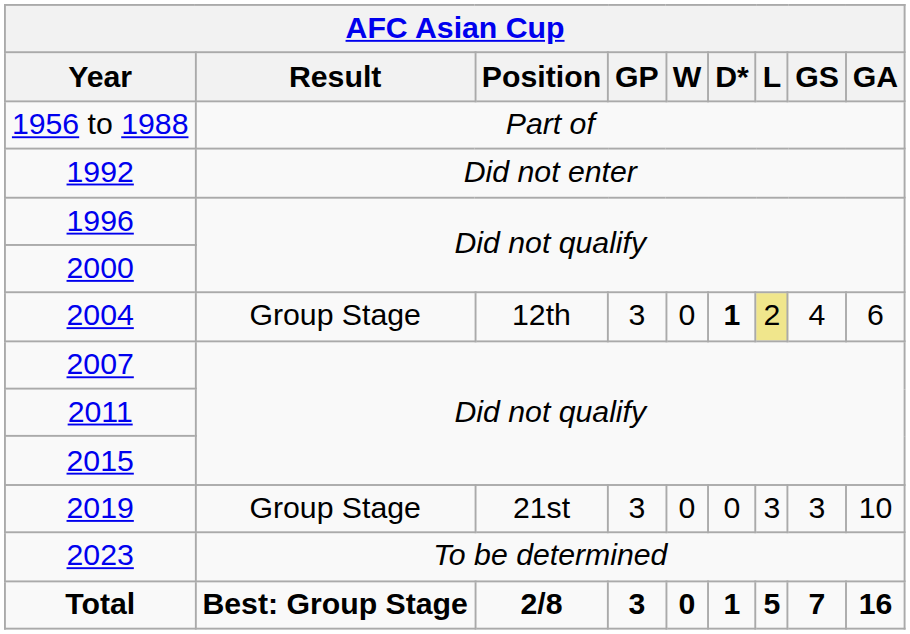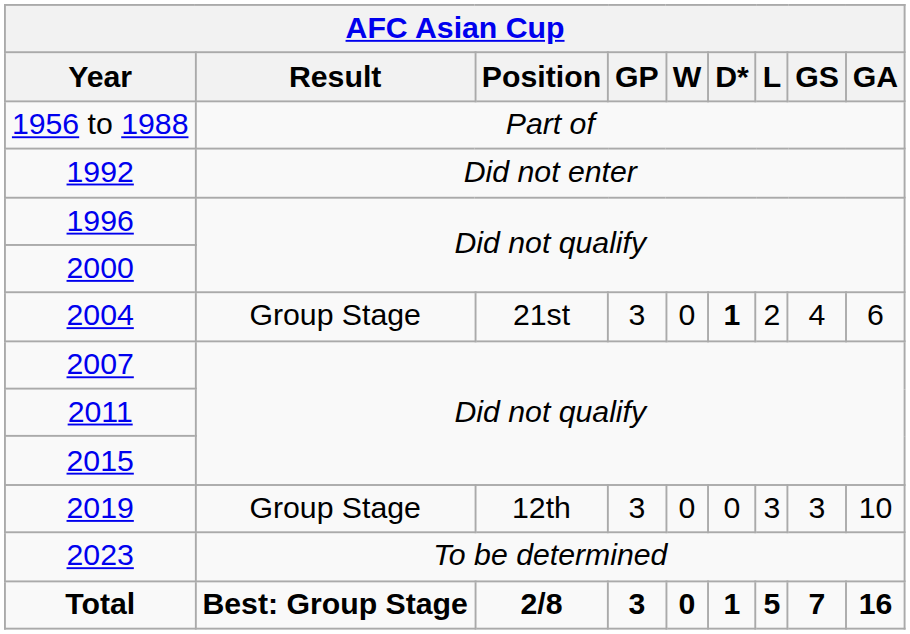(541, 316) 12th -> (541, 316) 21st
(772, 316) khaki background -> (772, 316) no background
(541, 508) 21st -> (541, 508) 12th
